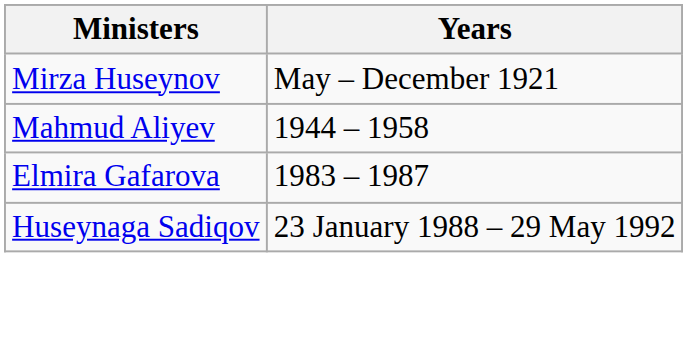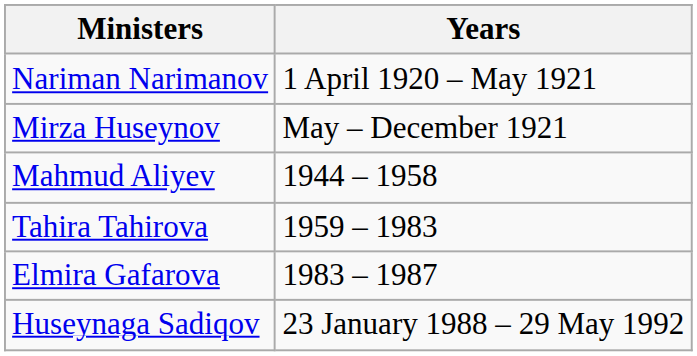+ row: (140, 78)
+ row: (110, 226)
